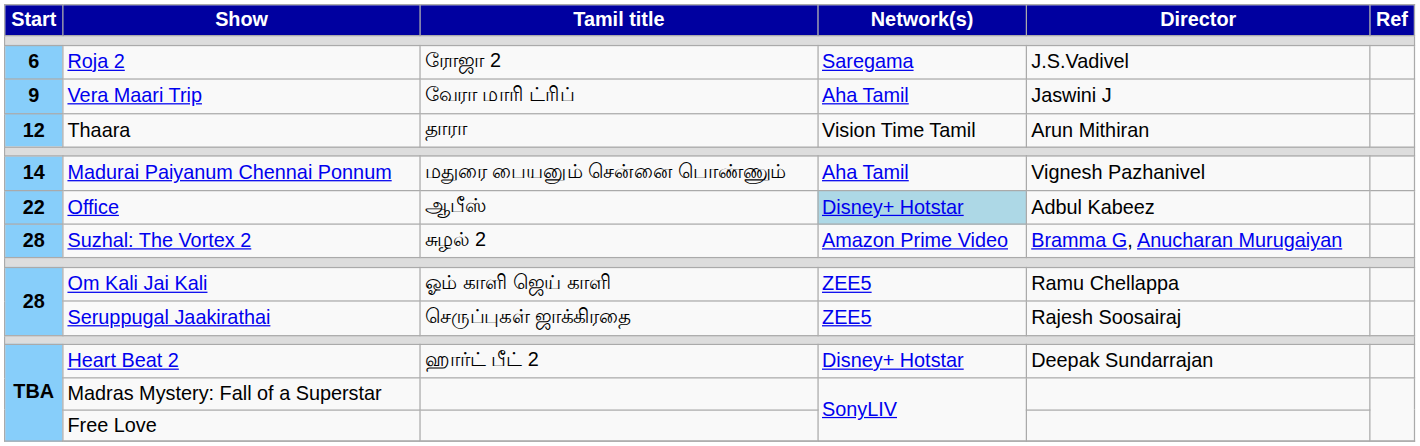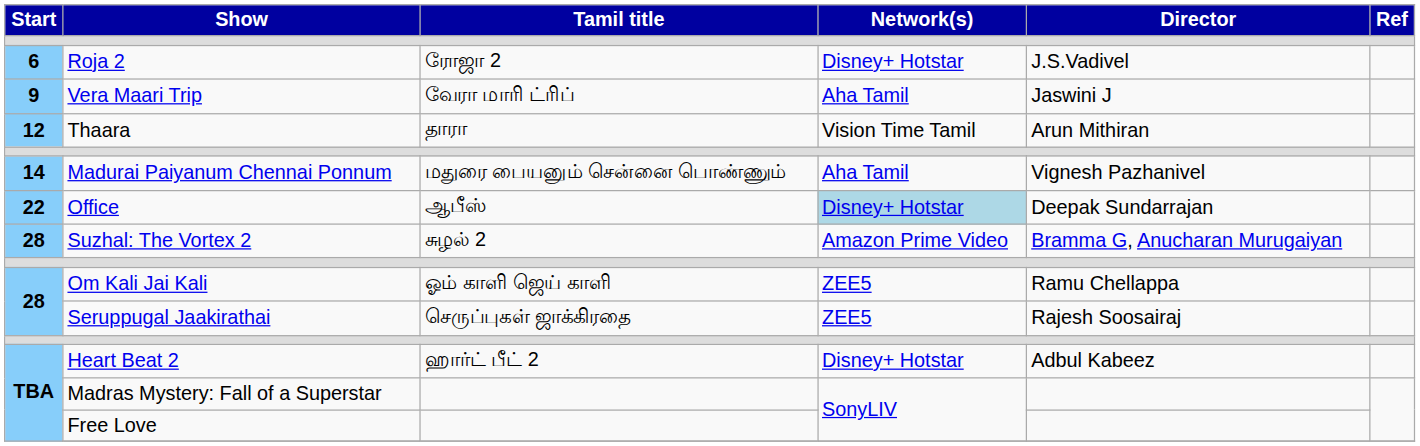(868, 62) Saregama -> (893, 62) Disney+ Hotstar
(1093, 207) Adbul Kabeez -> (1122, 207) Deepak Sundarrajan
(1122, 361) Deepak Sundarrajan -> (1093, 361) Adbul Kabeez
